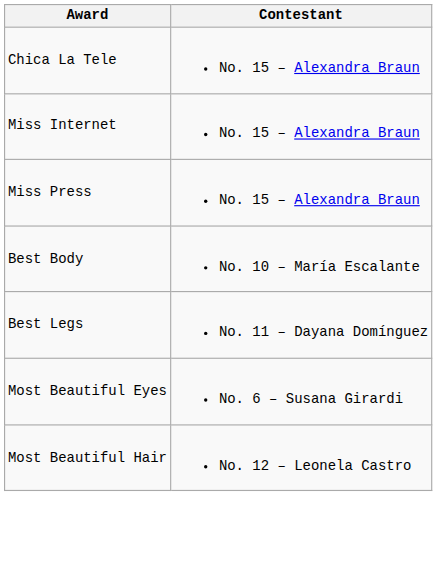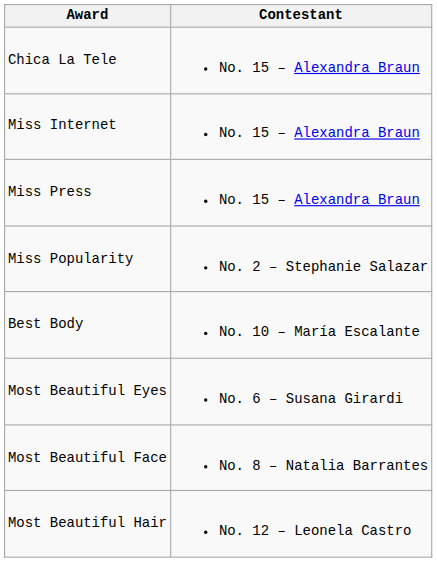+ row: (71, 259)
- row: (46, 326)
+ row: (87, 458)
